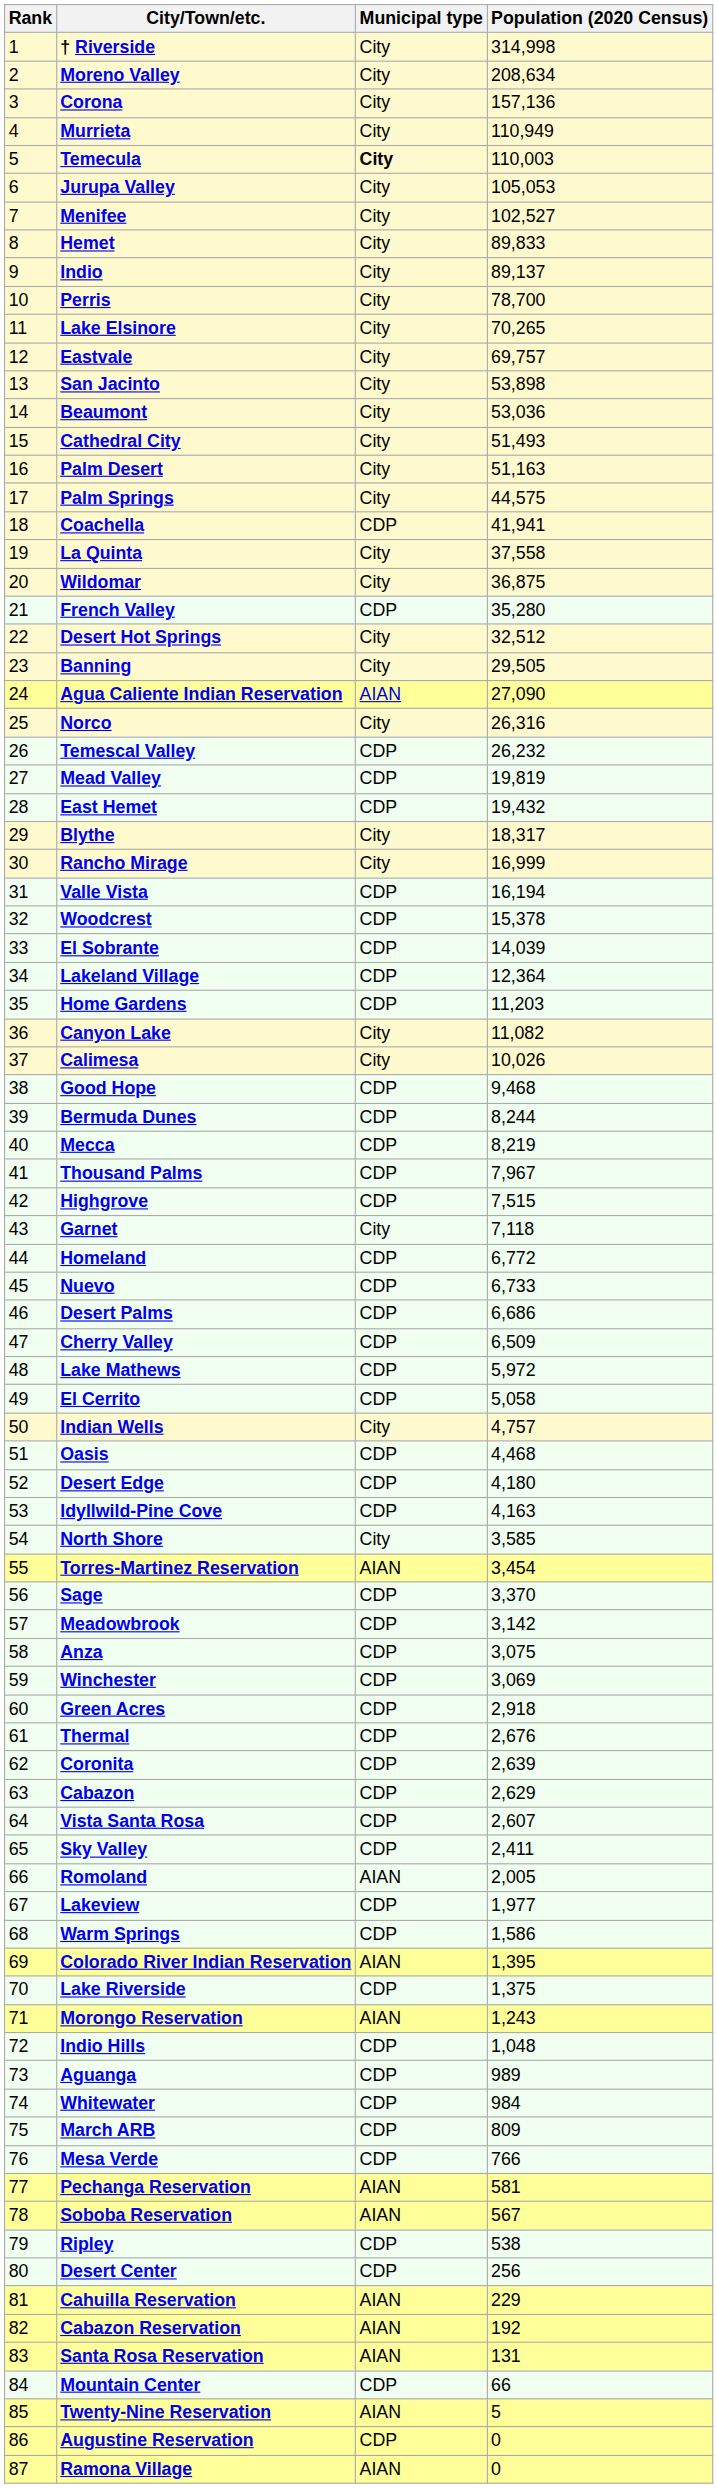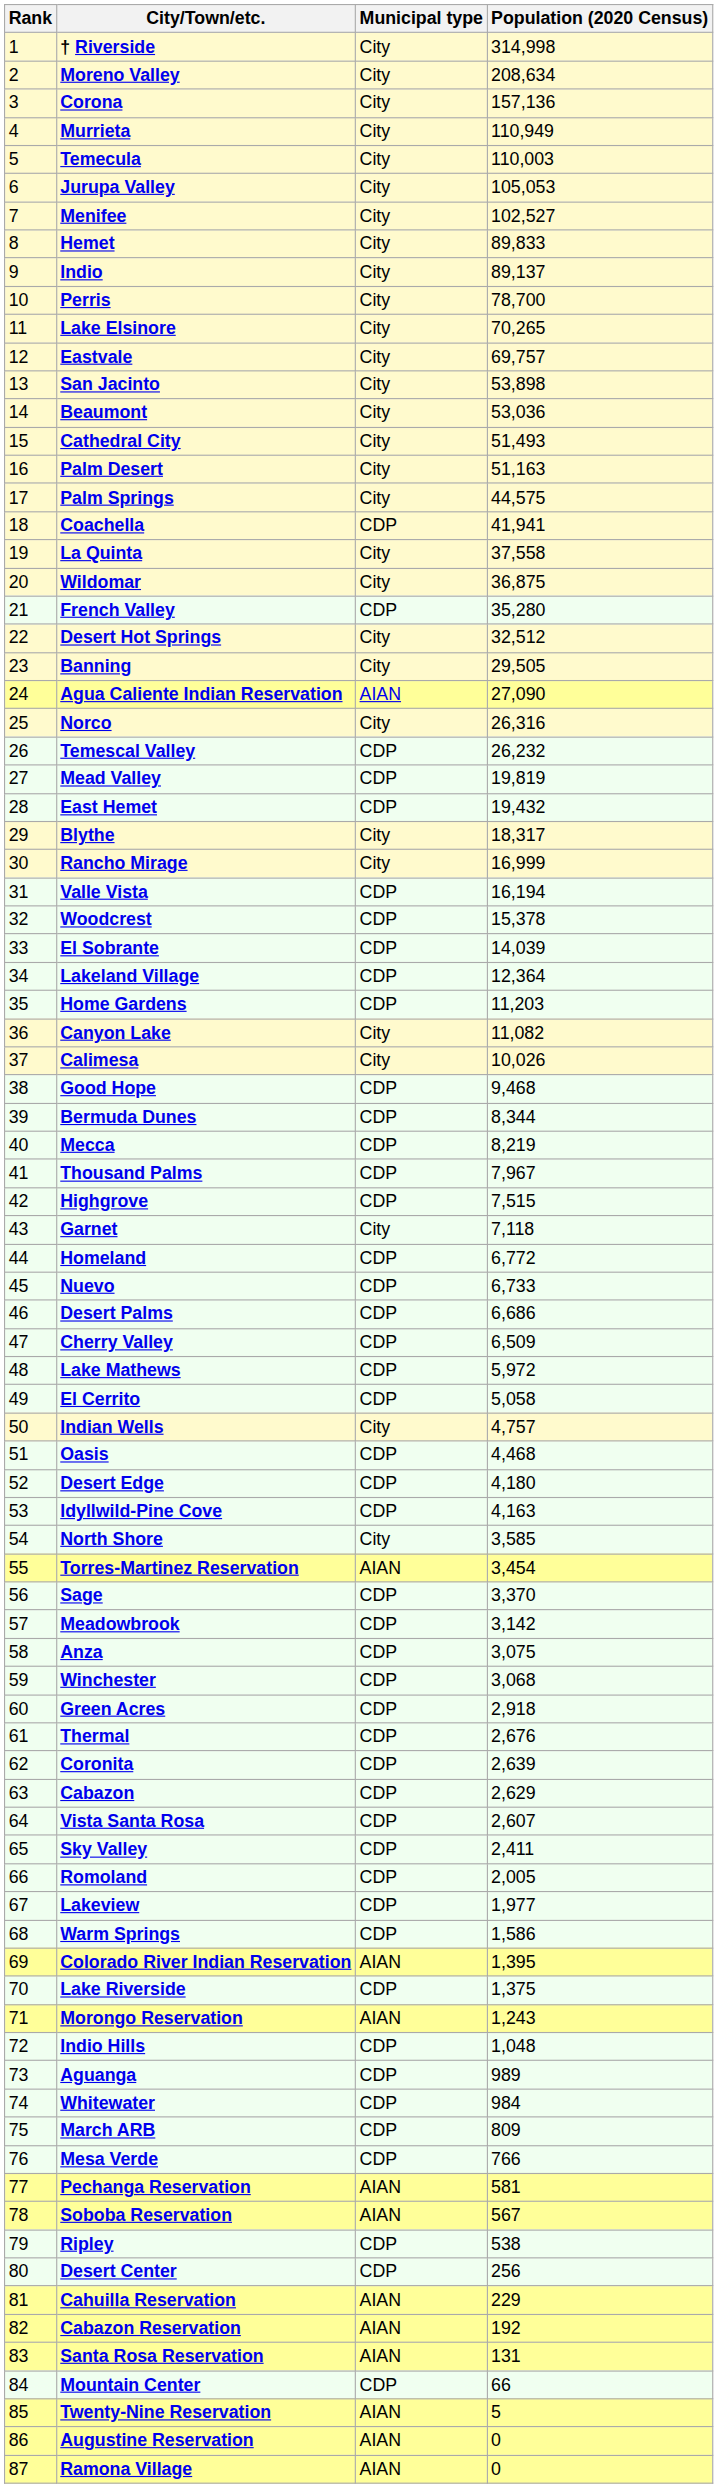(376, 159) bold -> (375, 159) normal
(513, 1117) 8,244 -> (513, 1117) 8,344
(513, 1680) 3,069 -> (513, 1680) 3,068
(380, 1877) AIAN -> (378, 1877) CDP
(378, 2440) CDP -> (380, 2440) AIAN
